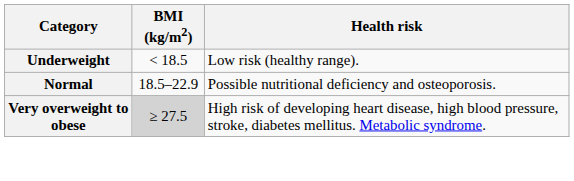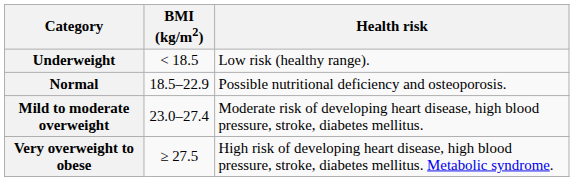+ row: (74, 116)
(168, 116) lightgrey background -> (179, 156) no background
